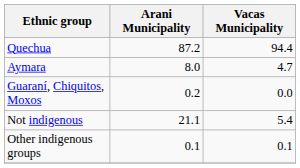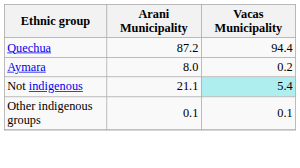(285, 67) 4.7 -> (285, 67) 0.2
- row: (56, 93)
(285, 120) no background -> (285, 86) paleturquoise background
